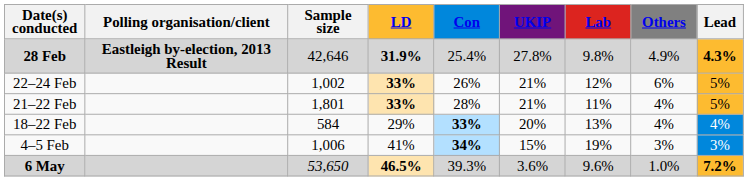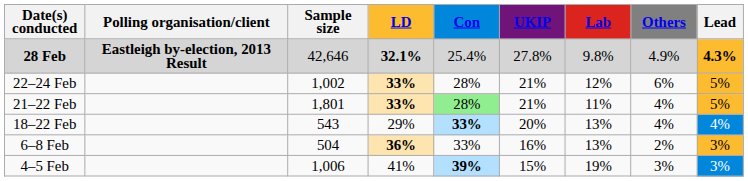(401, 56) 31.9% -> (401, 56) 32.1%
(467, 83) 26% -> (467, 83) 28%
(467, 104) no background -> (467, 104) lightgreen background
(328, 125) 584 -> (328, 125) 543
+ row: (45, 145)
(467, 145) 34% -> (467, 166) 39%
- row: (45, 166)
